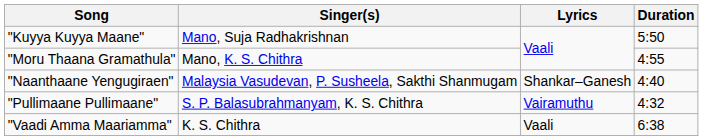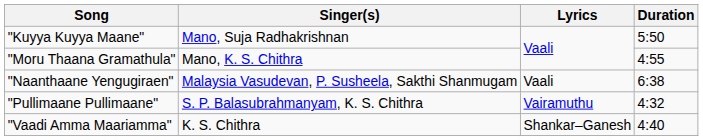(577, 81) Shankar–Ganesh -> (538, 81) Vaali
(651, 81) 4:40 -> (651, 81) 6:38
(538, 125) Vaali -> (577, 125) Shankar–Ganesh
(651, 125) 6:38 -> (651, 125) 4:40
